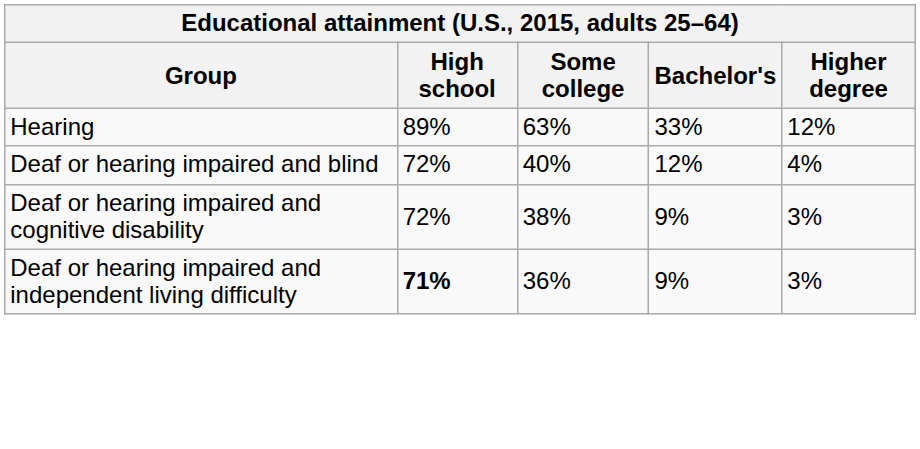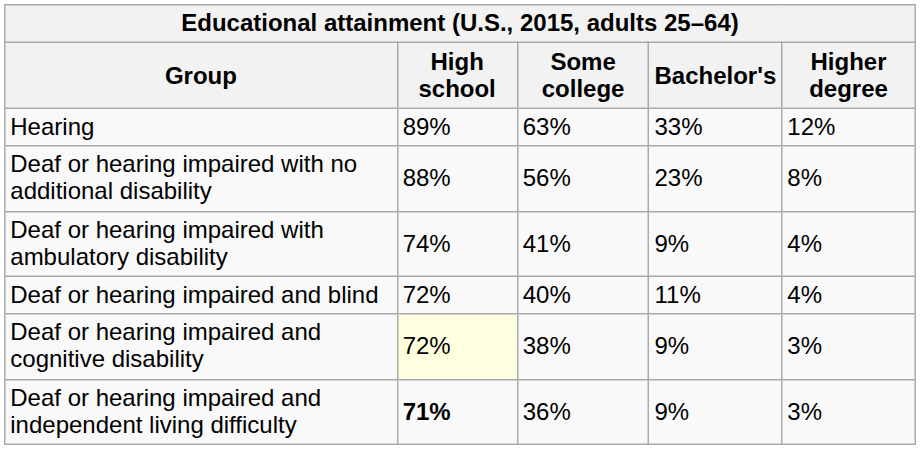+ row: (184, 178)
+ row: (167, 243)
(679, 164) 12% -> (678, 294) 11%
(427, 216) no background -> (427, 346) lightyellow background
